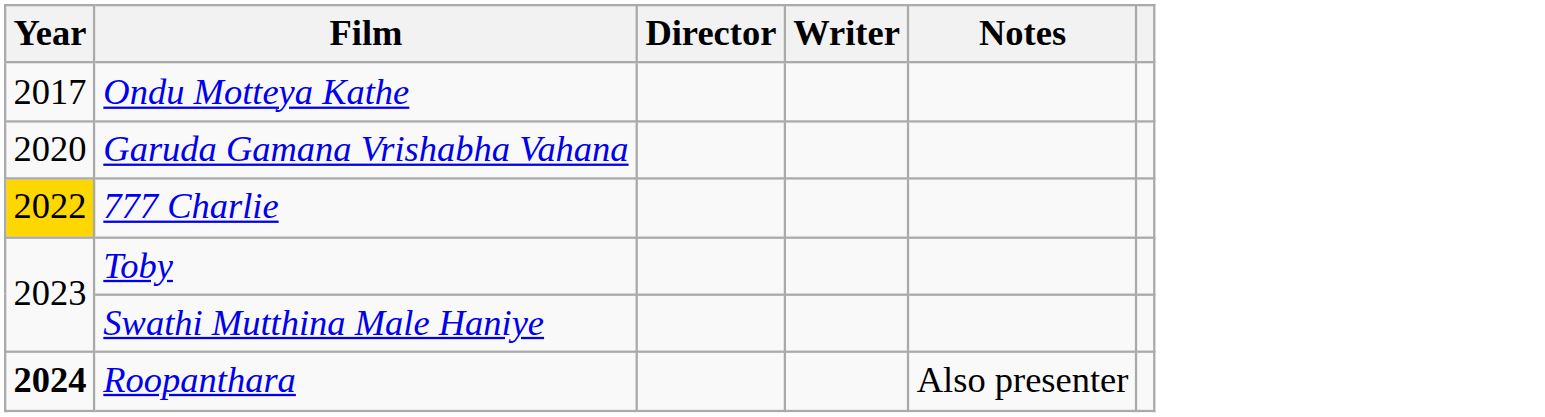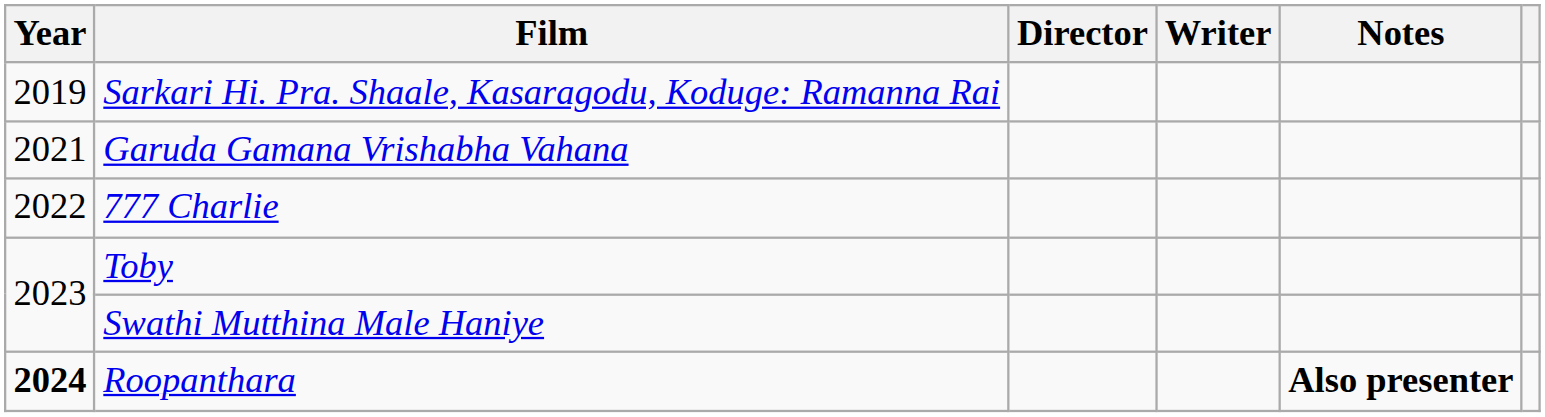- row: (256, 91)
+ row: (552, 91)
(50, 149) 2020 -> (50, 149) 2021
(50, 206) gold background -> (50, 206) no background
(1023, 380) normal -> (1401, 380) bold
